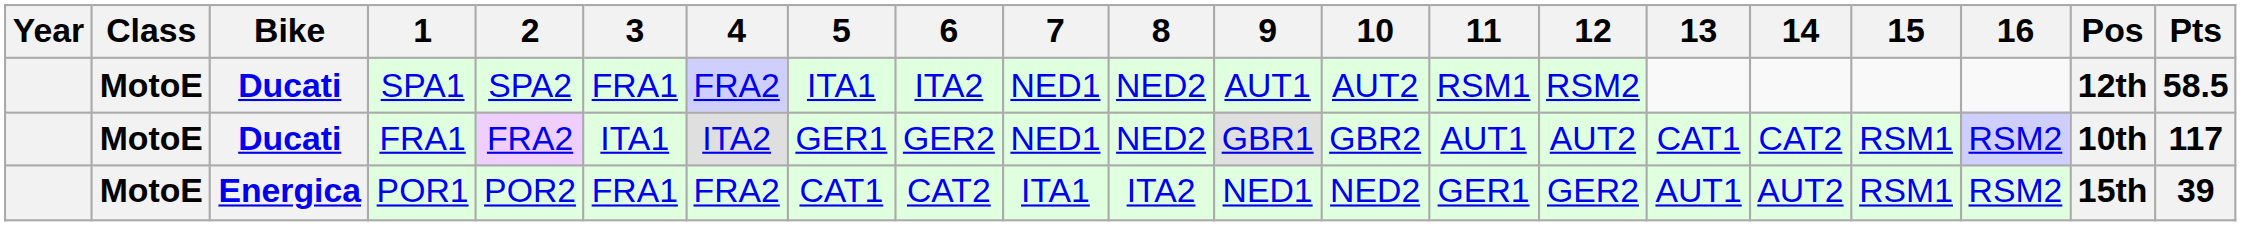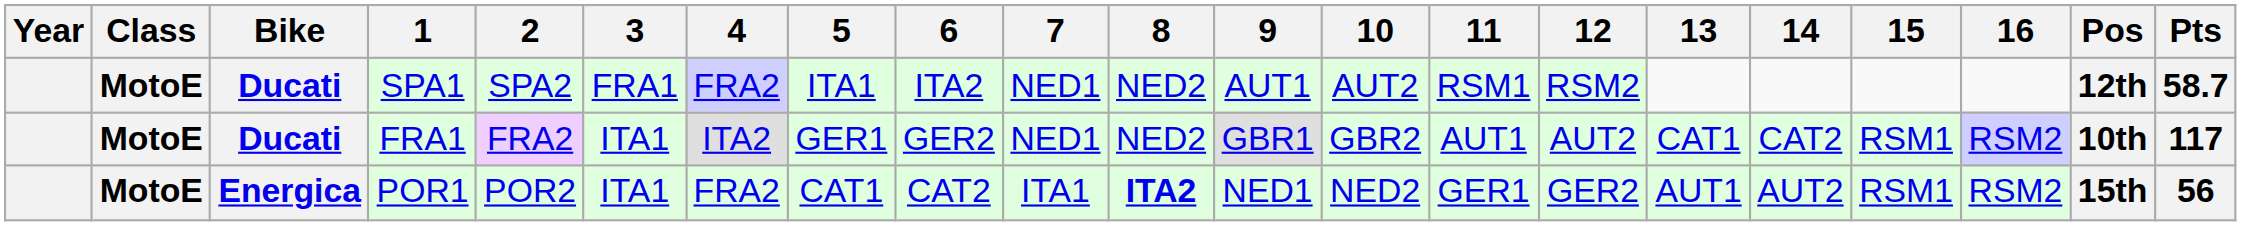(2196, 84) 58.5 -> (2196, 84) 58.7
(635, 191) FRA1 -> (635, 191) ITA1
(1161, 191) normal -> (1161, 191) bold
(2196, 191) 39 -> (2196, 191) 56
